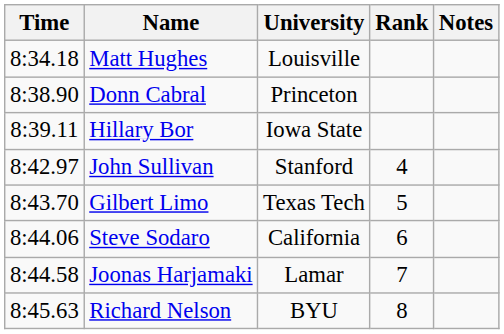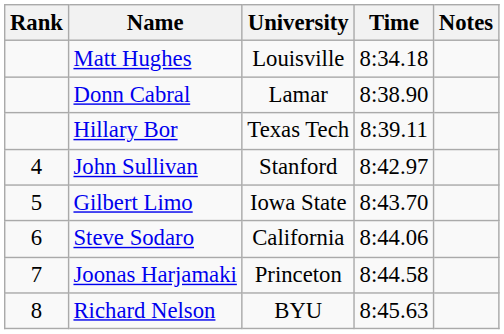columns swapped: (402, 22) <-> (44, 22)
(314, 94) Princeton -> (298, 94) Lamar
(314, 130) Iowa State -> (298, 130) Texas Tech
(314, 202) Texas Tech -> (298, 202) Iowa State
(314, 274) Lamar -> (298, 274) Princeton
